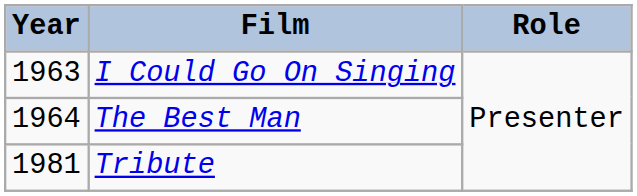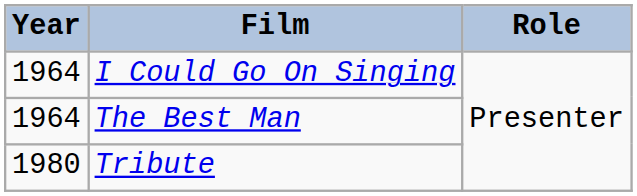(46, 75) 1963 -> (46, 75) 1964
(46, 167) 1981 -> (46, 167) 1980
